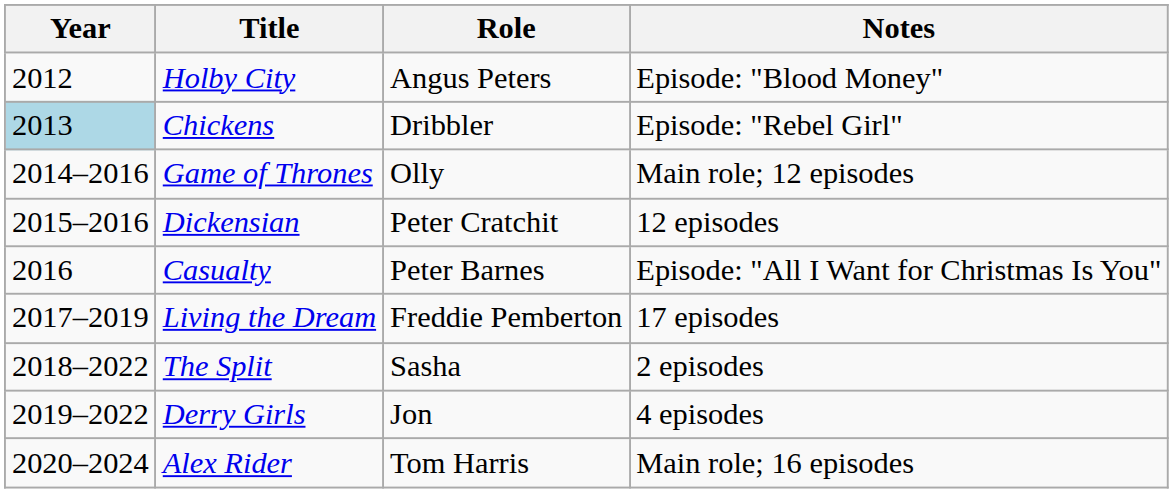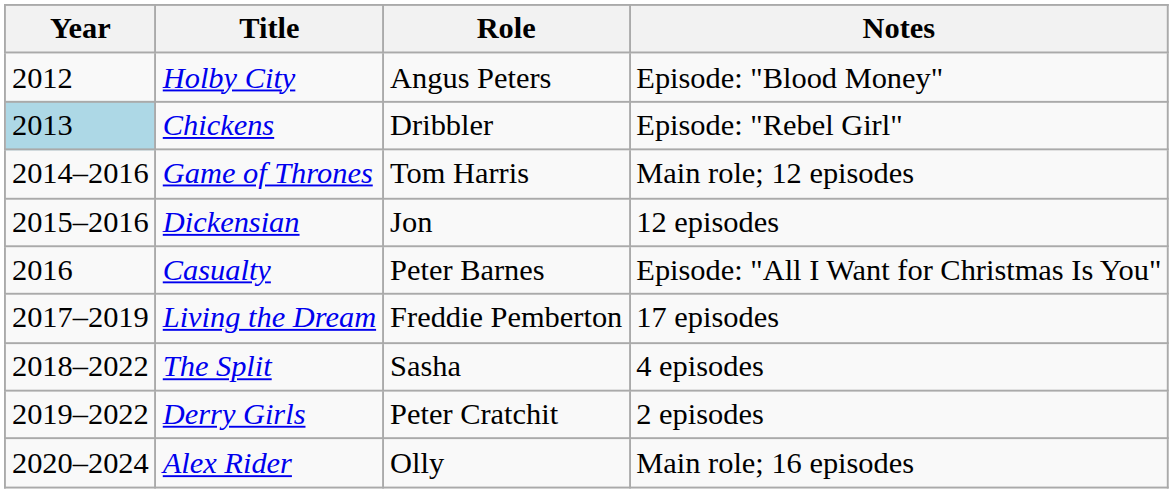(417, 173) Olly -> (460, 173) Tom Harris
(474, 221) Peter Cratchit -> (411, 221) Jon
(700, 366) 2 episodes -> (700, 366) 4 episodes
(411, 414) Jon -> (474, 414) Peter Cratchit
(700, 414) 4 episodes -> (700, 414) 2 episodes
(460, 462) Tom Harris -> (417, 462) Olly
